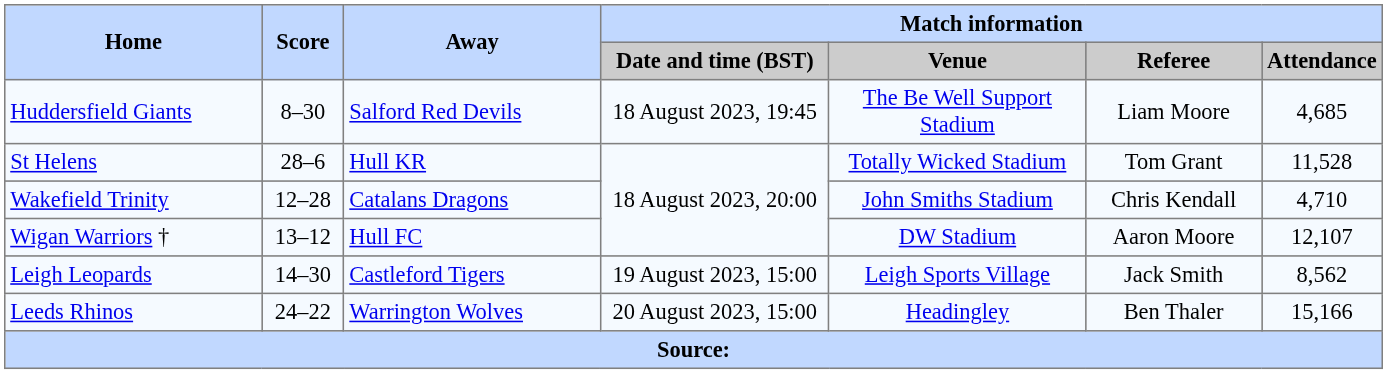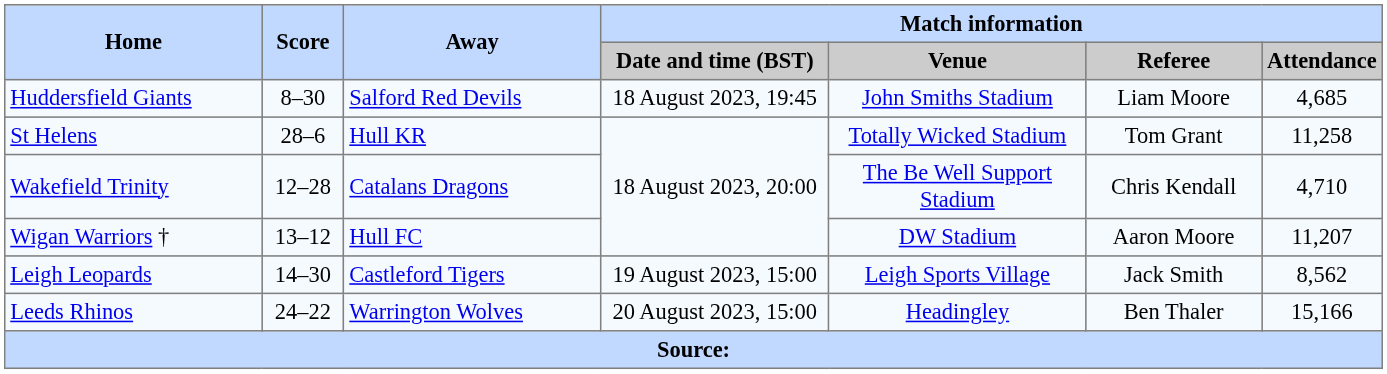(957, 111) The Be Well Support Stadium -> (957, 98) John Smiths Stadium
(1322, 162) 11,528 -> (1322, 135) 11,258
(957, 199) John Smiths Stadium -> (957, 186) The Be Well Support Stadium
(1322, 236) 12,107 -> (1322, 236) 11,207
